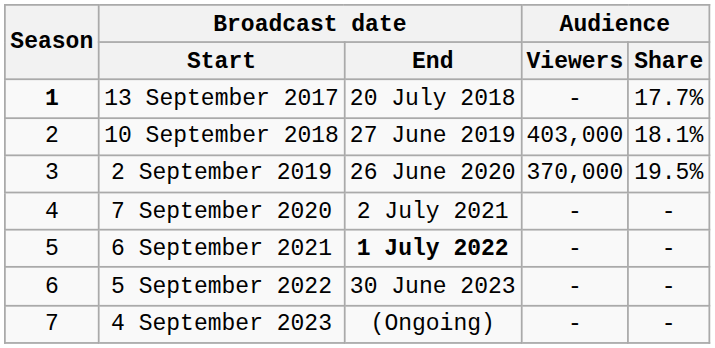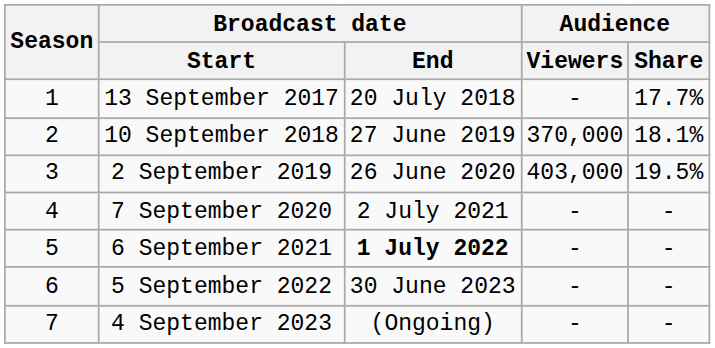(52, 99) bold -> (52, 99) normal
(575, 136) 403,000 -> (575, 136) 370,000
(575, 174) 370,000 -> (575, 174) 403,000
